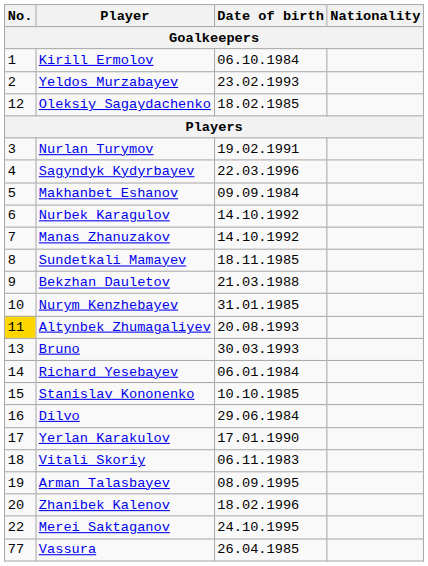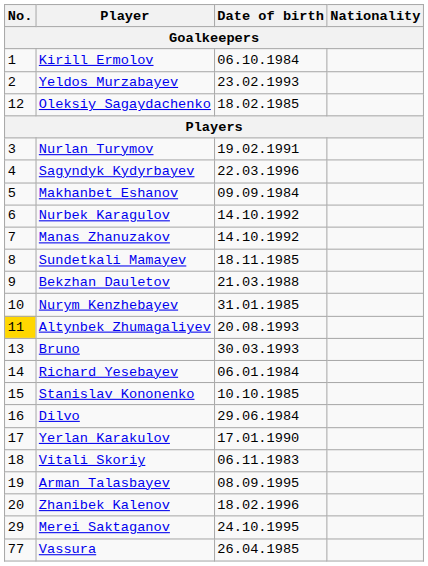(16, 527) 22 -> (16, 527) 29
